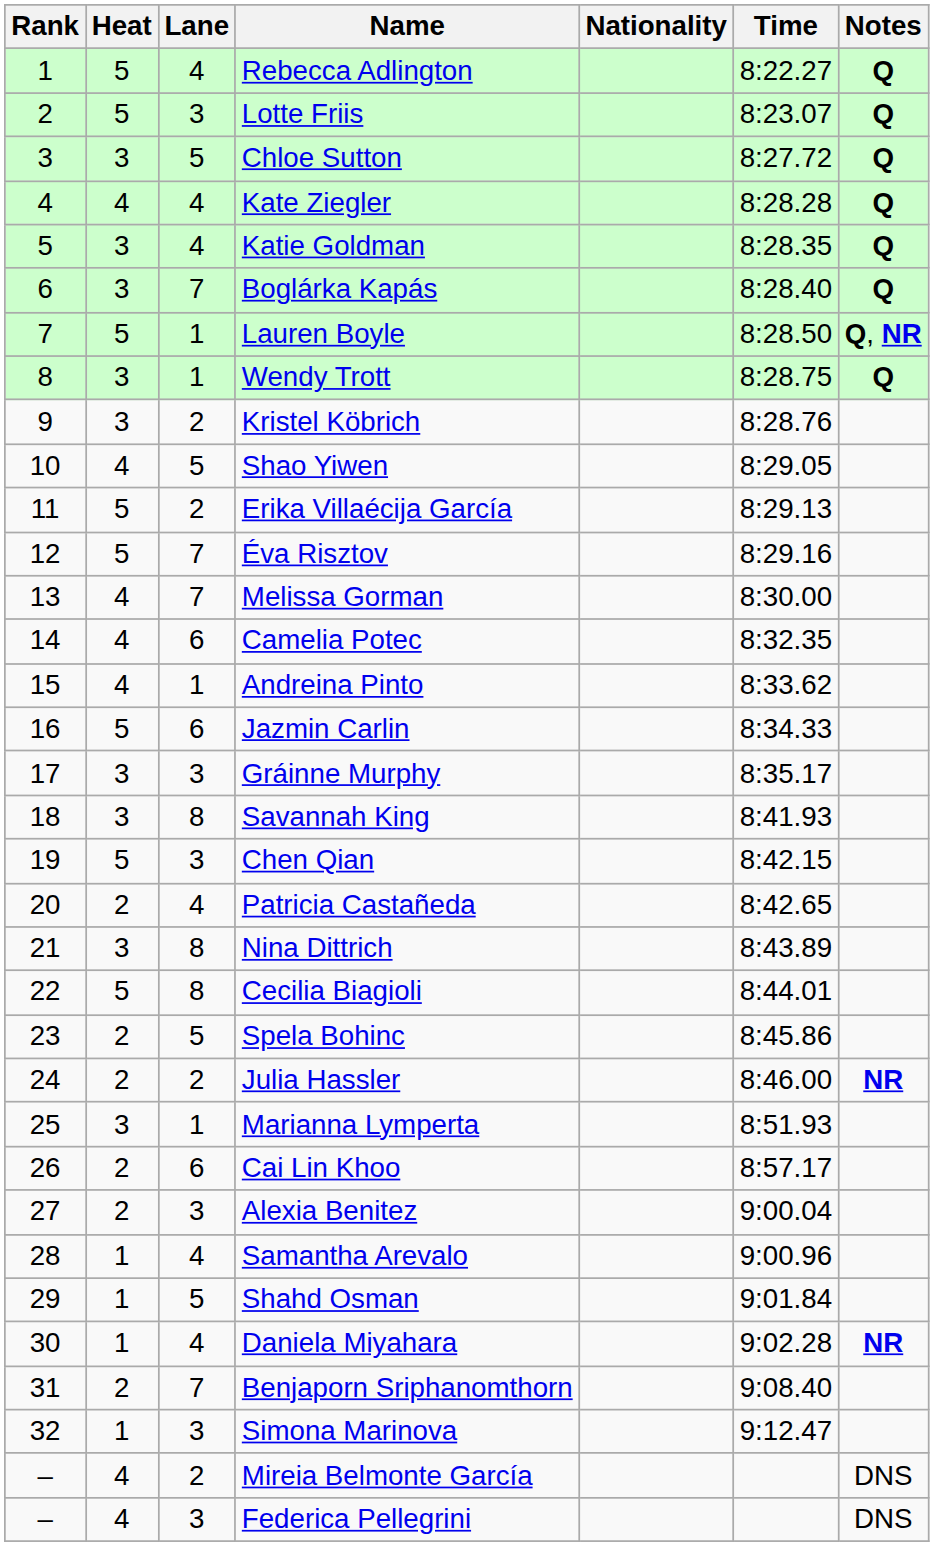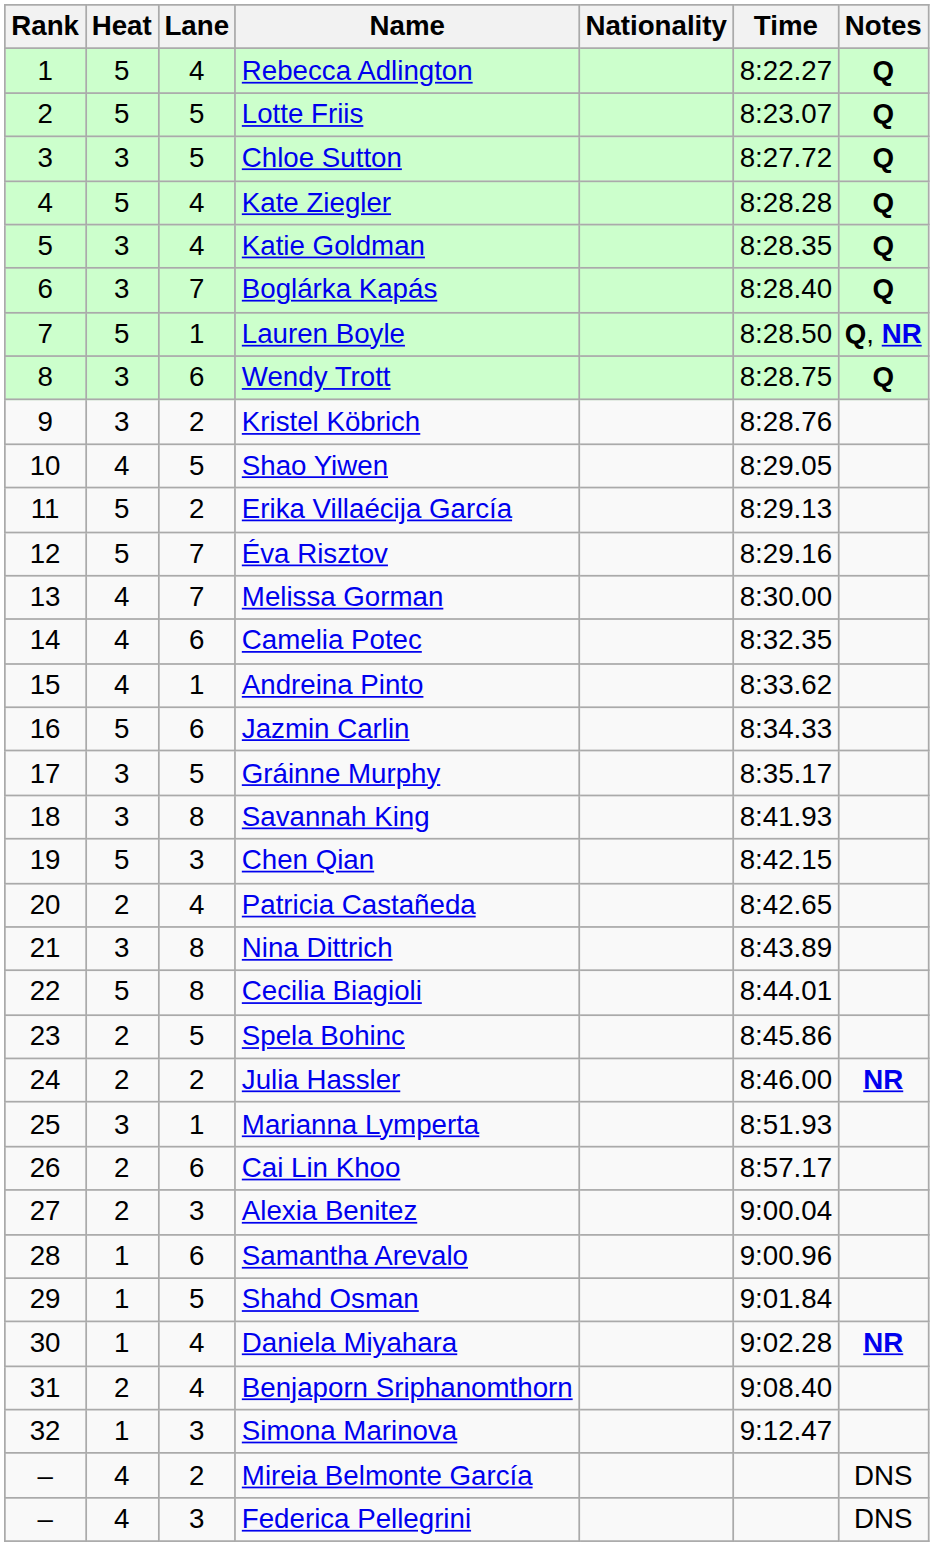(197, 114) 3 -> (197, 114) 5
(122, 202) 4 -> (122, 202) 5
(197, 377) 1 -> (197, 377) 6
(197, 772) 3 -> (197, 772) 5
(197, 1255) 4 -> (197, 1255) 6
(197, 1387) 7 -> (197, 1387) 4
